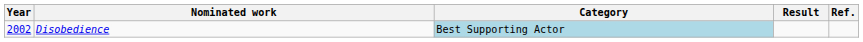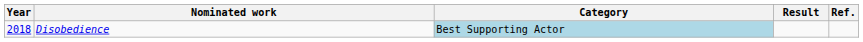(19, 29) 2002 -> (19, 29) 2018
